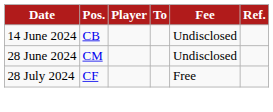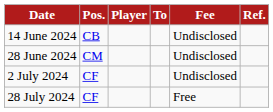+ row: (38, 76)
